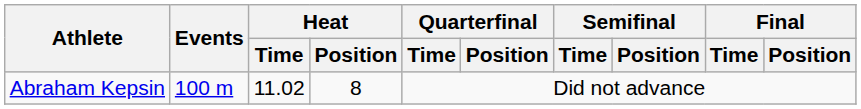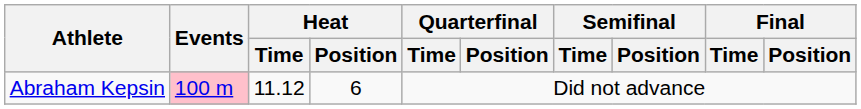(204, 88) no background -> (204, 88) pink background
(279, 88) 11.02 -> (279, 88) 11.12
(356, 88) 8 -> (356, 88) 6
